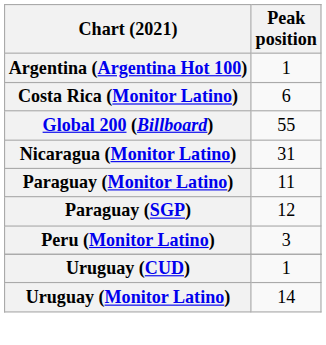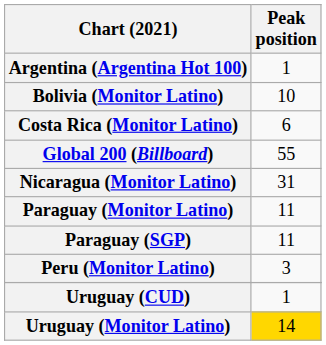+ row: (128, 96)
(286, 211) 12 -> (286, 239) 11
(286, 297) no background -> (286, 325) gold background
